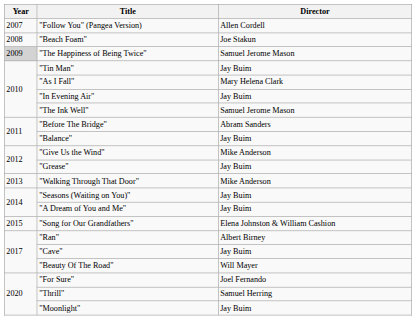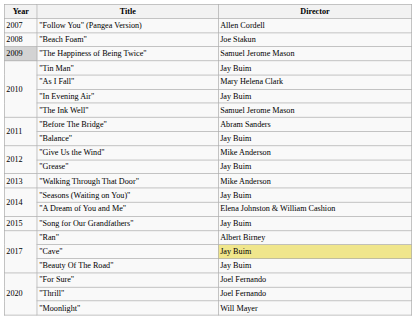(236, 209) Jay Buim -> (278, 209) Elena Johnston & William Cashion
(278, 223) Elena Johnston & William Cashion -> (236, 223) Jay Buim
(236, 251) no background -> (236, 251) khaki background
(239, 265) Will Mayer -> (236, 265) Jay Buim
(246, 294) Samuel Herring -> (243, 294) Joel Fernando
(236, 308) Jay Buim -> (239, 308) Will Mayer
